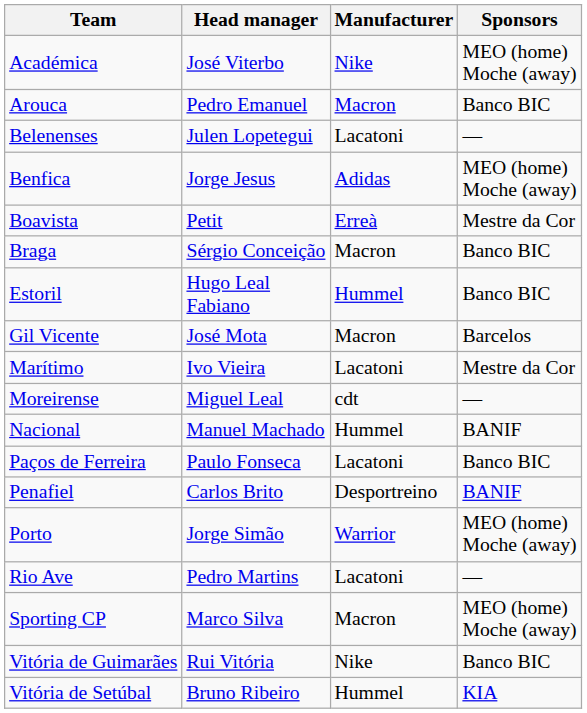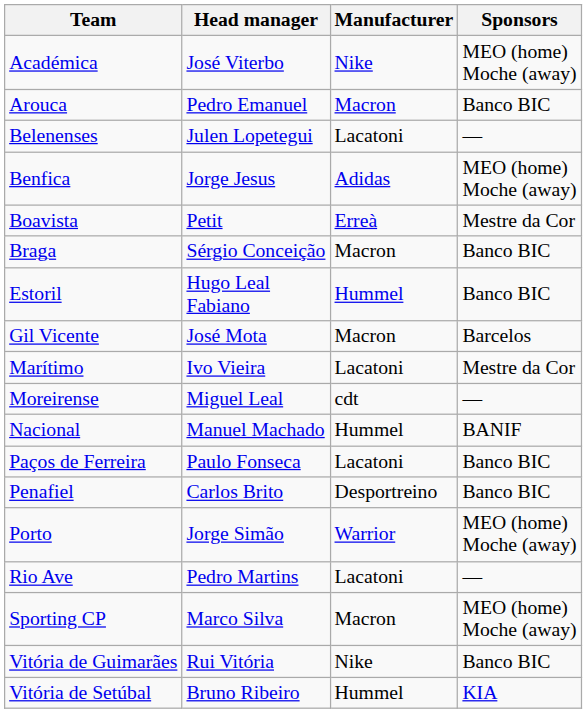(492, 492) BANIF -> (506, 492) Banco BIC
